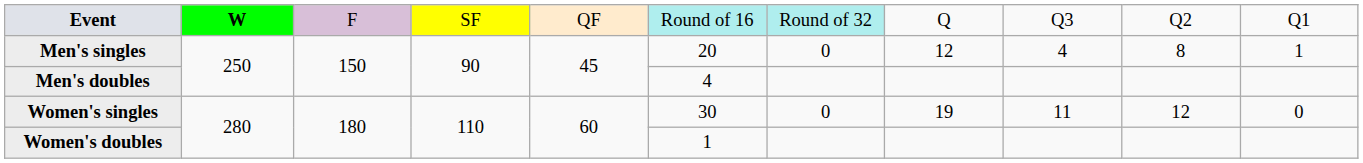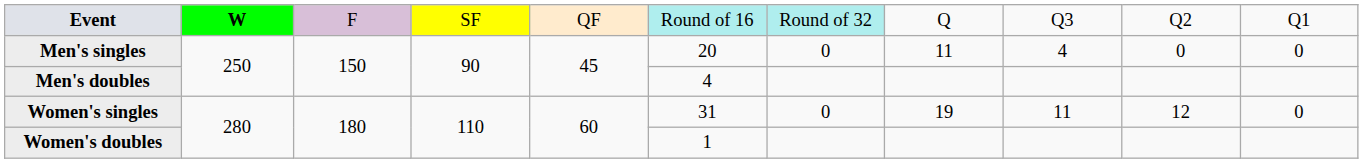(944, 50) 12 -> (944, 50) 11
(1181, 50) 8 -> (1181, 50) 0
(1299, 50) 1 -> (1299, 50) 0
(707, 112) 30 -> (707, 112) 31
